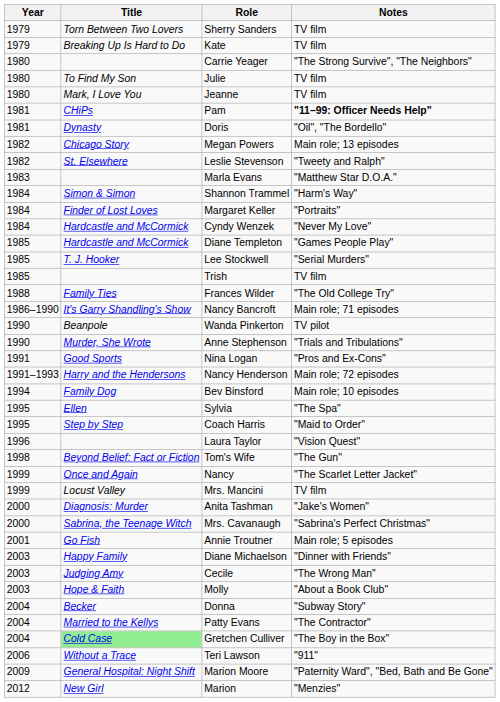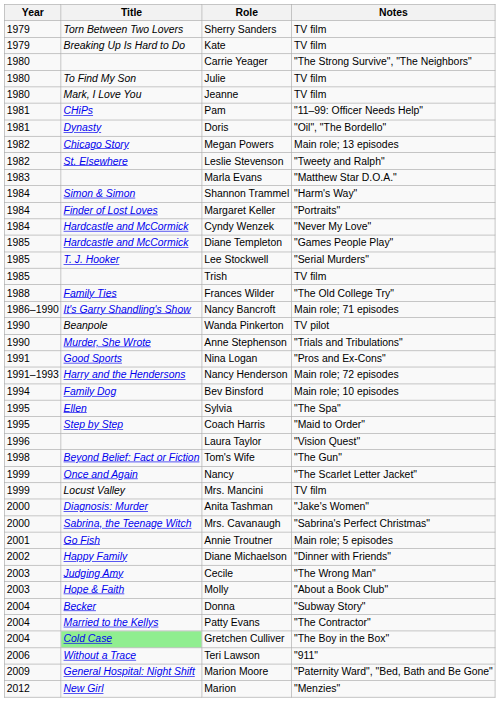(363, 111) bold -> (358, 111) normal
(18, 557) 2003 -> (18, 557) 2002
